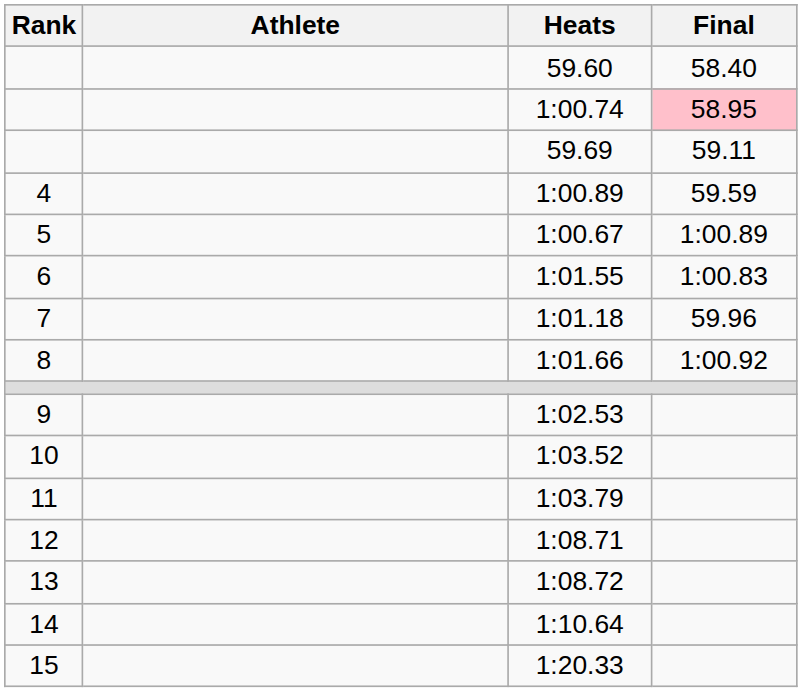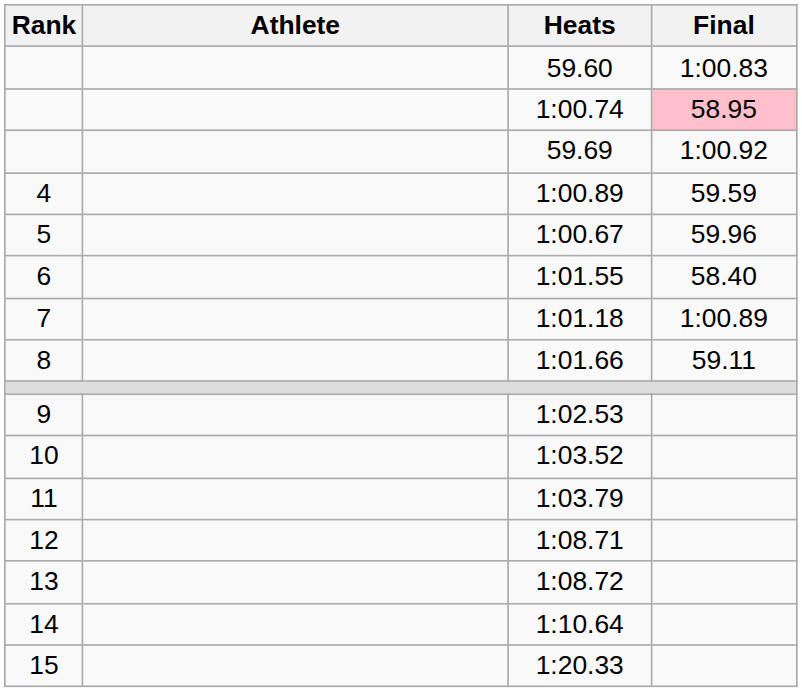(724, 67) 58.40 -> (724, 67) 1:00.83
(724, 151) 59.11 -> (724, 151) 1:00.92
(724, 234) 1:00.89 -> (724, 234) 59.96
(724, 276) 1:00.83 -> (724, 276) 58.40
(724, 318) 59.96 -> (724, 318) 1:00.89
(724, 360) 1:00.92 -> (724, 360) 59.11
